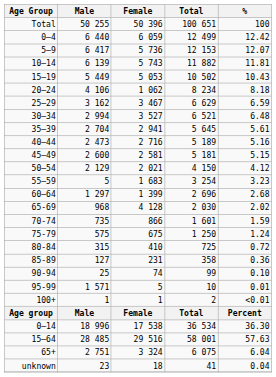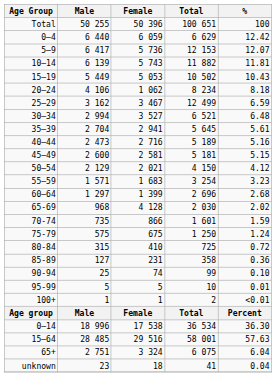(202, 37) 12 499 -> (204, 37) 6 629
(204, 103) 6 629 -> (202, 103) 12 499
(107, 182) 5 -> (97, 182) 1 571
(97, 287) 1 571 -> (107, 287) 5
